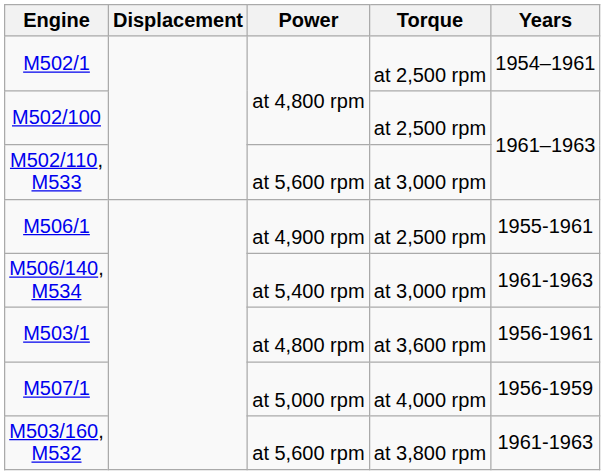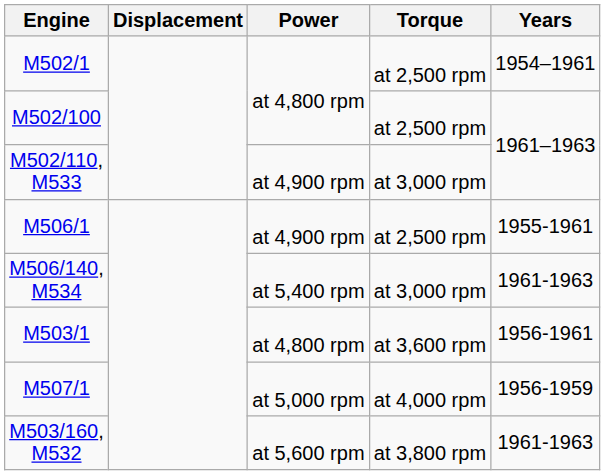(308, 183) at 5,600 rpm -> (308, 183) at 4,900 rpm
